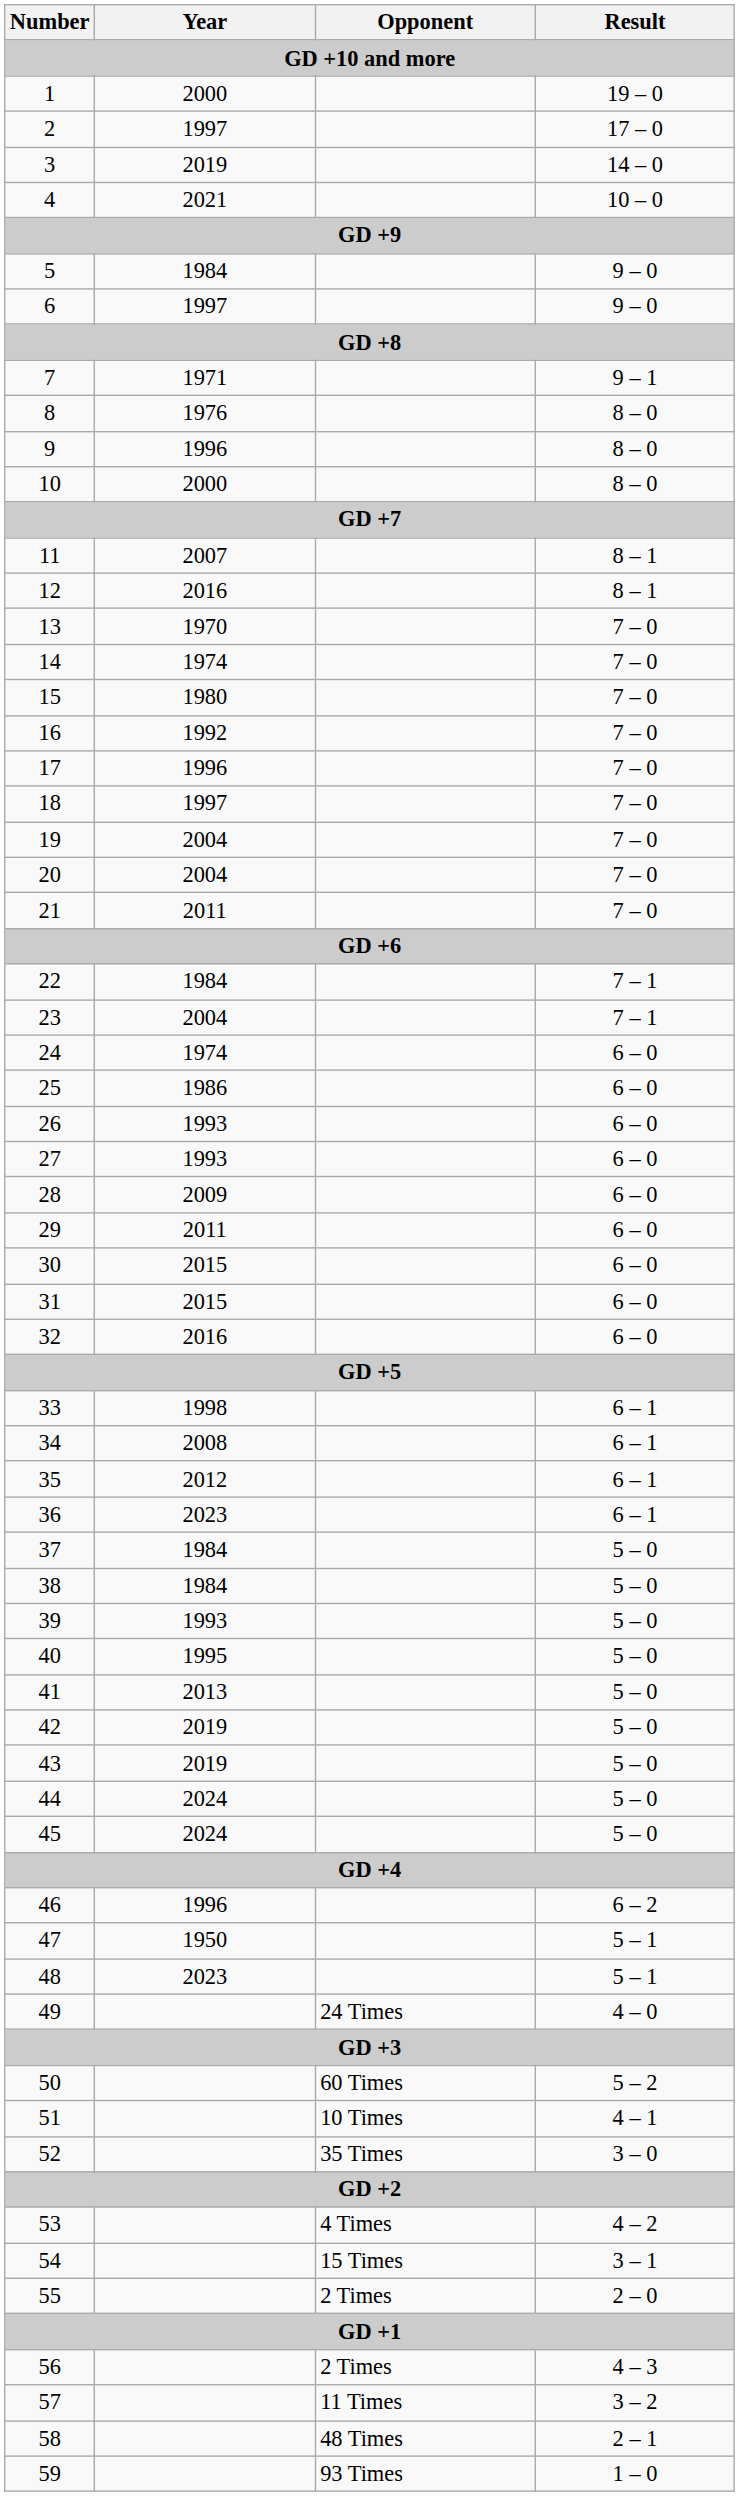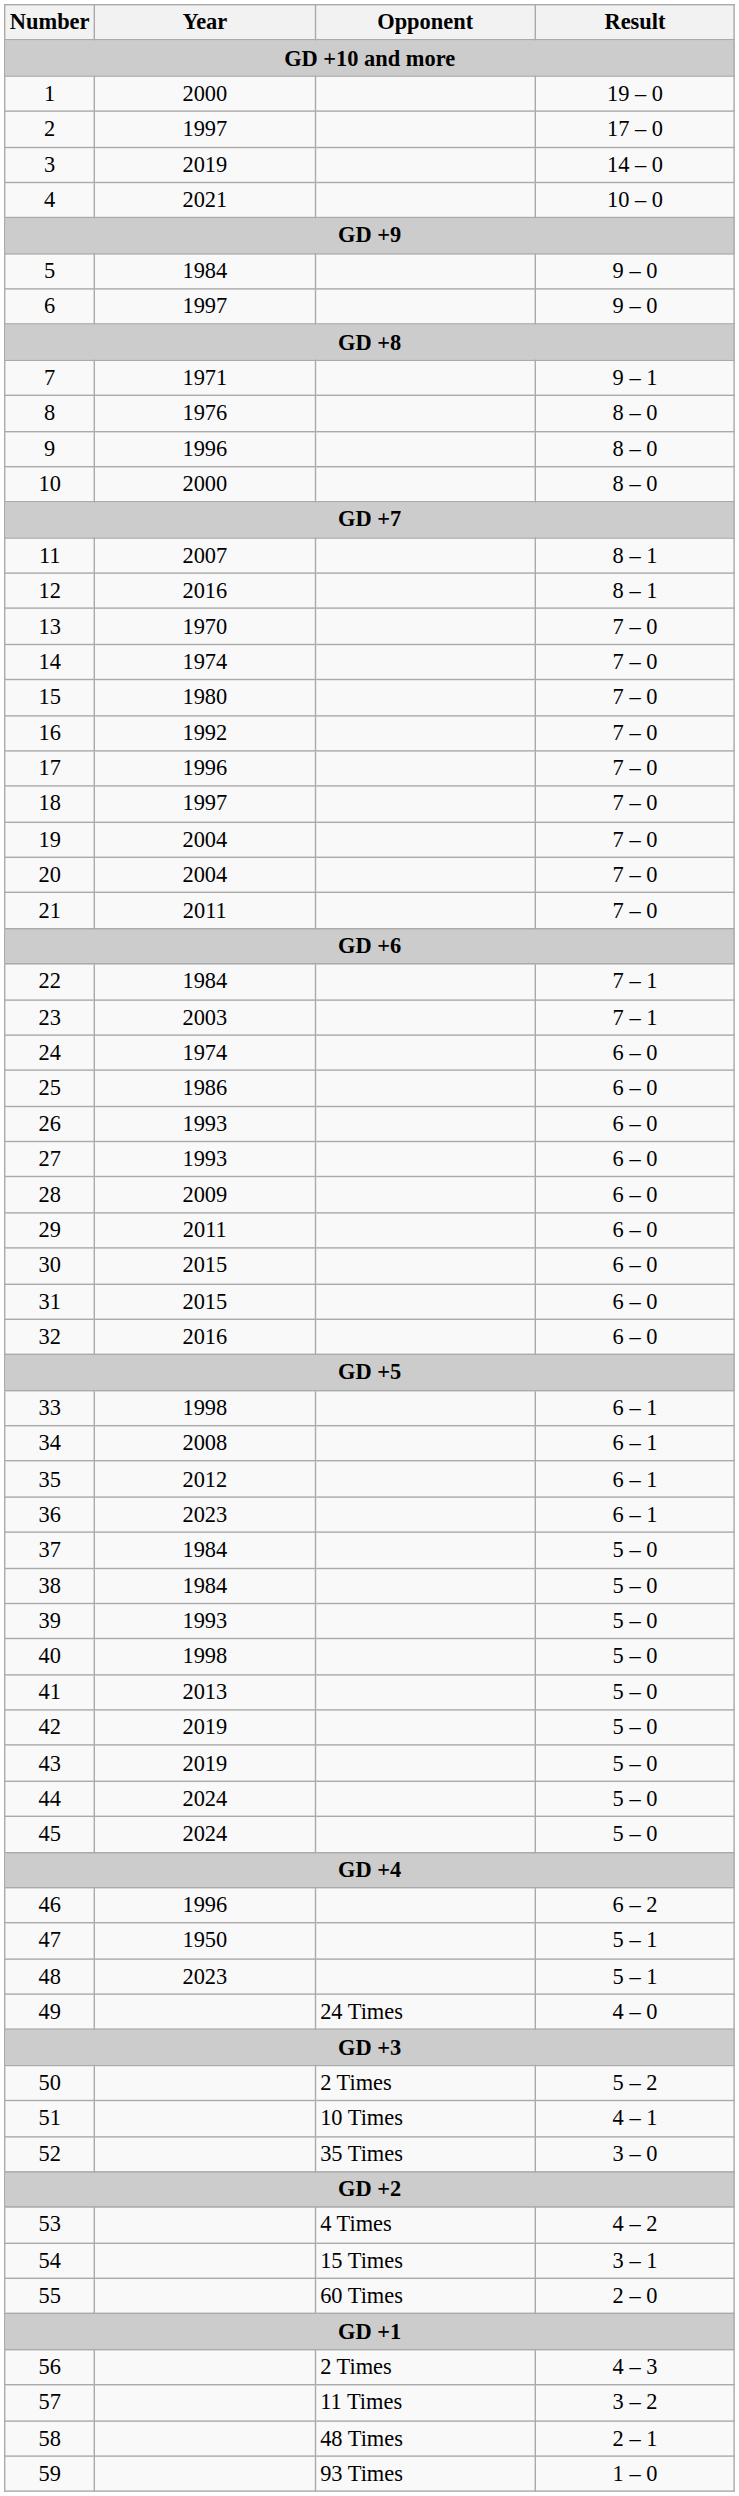(205, 1016) 2004 -> (205, 1016) 2003
(205, 1656) 1995 -> (205, 1656) 1998
(362, 2082) 60 Times -> (356, 2082) 2 Times
(356, 2295) 2 Times -> (362, 2295) 60 Times
